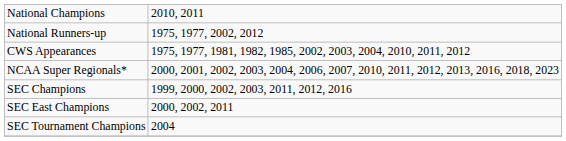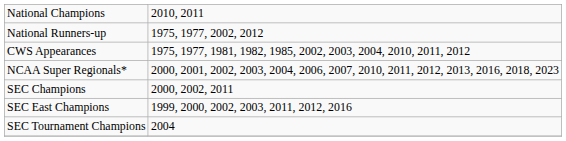(251, 88) 1999, 2000, 2002, 2003, 2011, 2012, 2016 -> (192, 88) 2000, 2002, 2011
(192, 107) 2000, 2002, 2011 -> (251, 107) 1999, 2000, 2002, 2003, 2011, 2012, 2016
